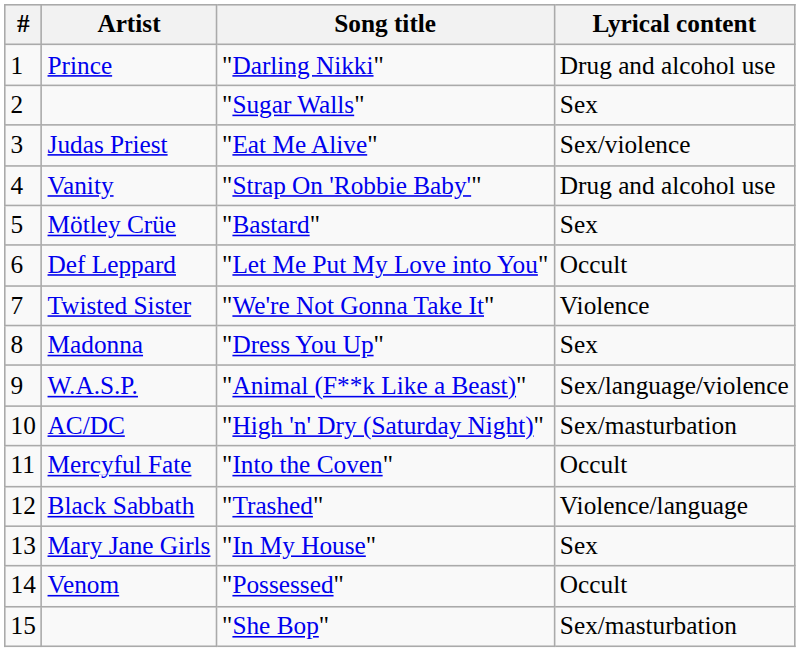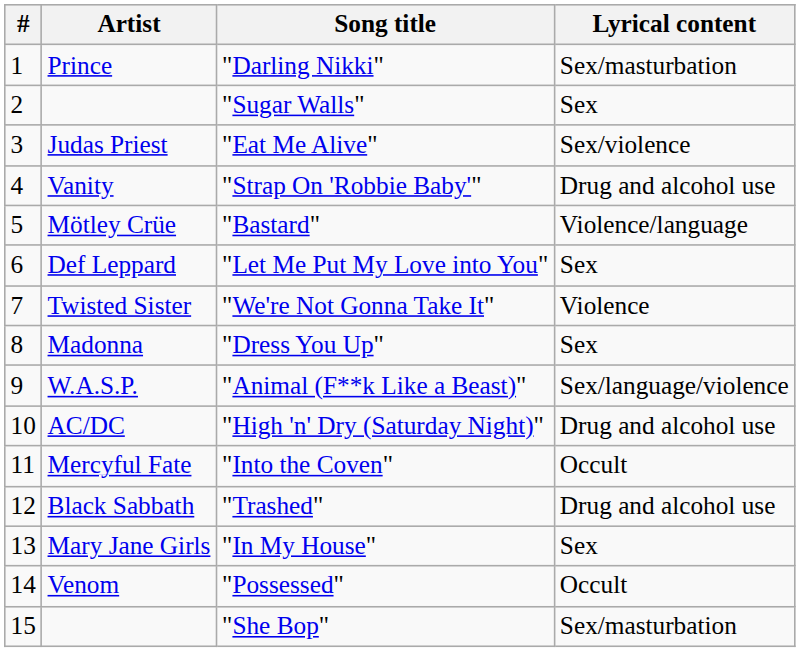(668, 64) Drug and alcohol use -> (648, 64) Sex/masturbation
(579, 225) Sex -> (654, 225) Violence/language
(594, 265) Occult -> (579, 265) Sex
(648, 425) Sex/masturbation -> (668, 425) Drug and alcohol use
(654, 505) Violence/language -> (668, 505) Drug and alcohol use
